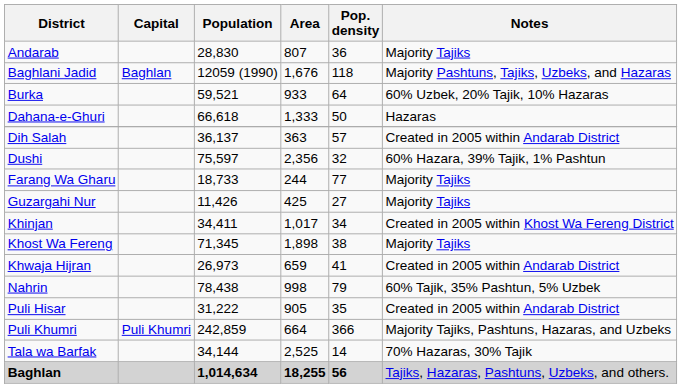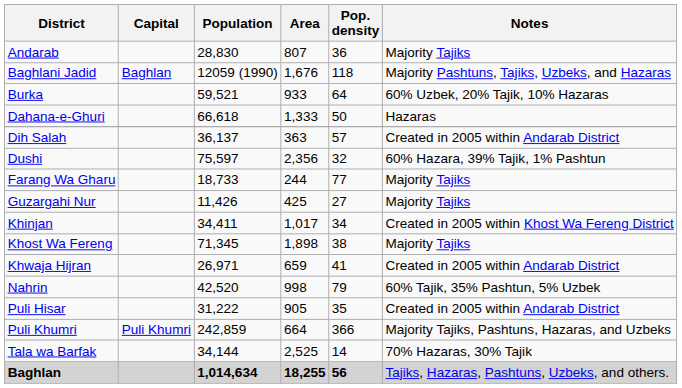(218, 266) 26,973 -> (218, 266) 26,971
(218, 287) 78,438 -> (218, 287) 42,520
